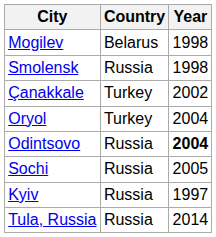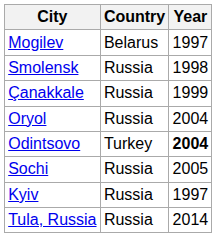(190, 42) 1998 -> (190, 42) 1997
(128, 93) Turkey -> (128, 93) Russia
(190, 93) 2002 -> (190, 93) 1999
(128, 118) Turkey -> (128, 118) Russia
(128, 144) Russia -> (128, 144) Turkey
